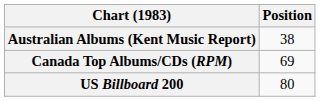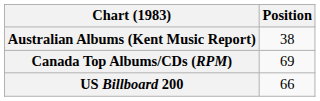(287, 84) 80 -> (287, 84) 66
